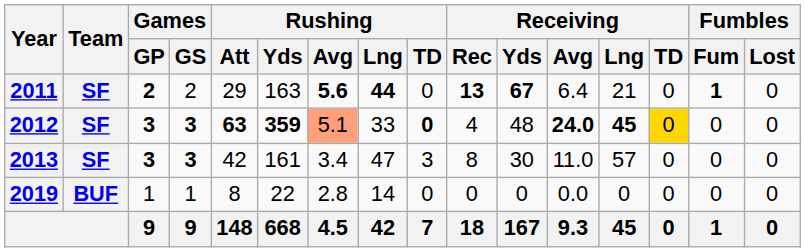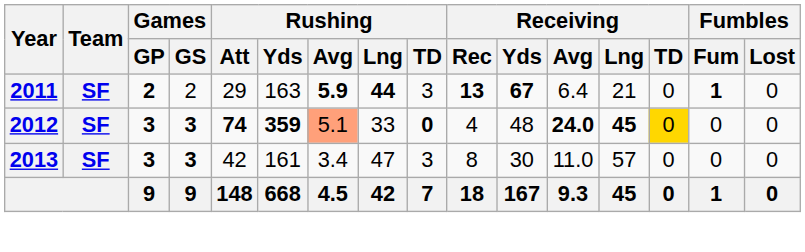(333, 90) 5.6 -> (333, 90) 5.9
(427, 90) 0 -> (427, 90) 3
(235, 125) 63 -> (235, 125) 74
- row: (34, 194)
